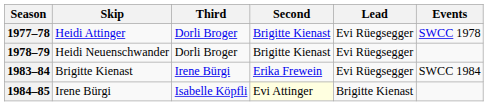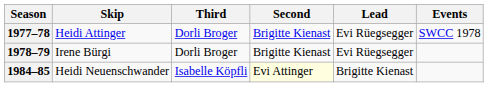(112, 52) Heidi Neuenschwander -> (83, 52) Irene Bürgi
- row: (28, 71)
(83, 91) Irene Bürgi -> (112, 71) Heidi Neuenschwander
